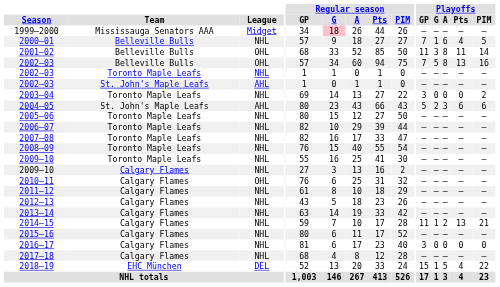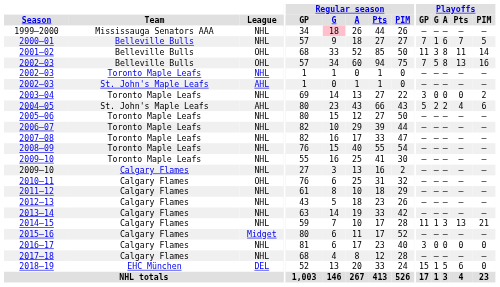(262, 31) Midget -> (262, 31) NHL
(461, 41) 4 -> (461, 41) 7
(445, 106) 3 -> (445, 106) 2
(461, 106) 6 -> (461, 106) 4
(445, 224) 2 -> (445, 224) 3
(262, 234) NHL -> (262, 234) Midget
(461, 266) 4 -> (461, 266) 6
(484, 266) 22 -> (484, 266) 0
